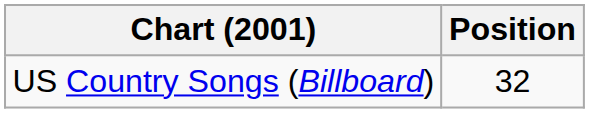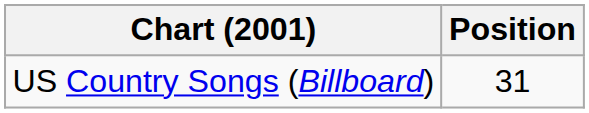(513, 81) 32 -> (513, 81) 31
